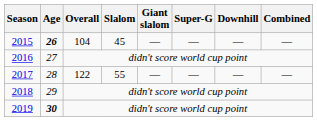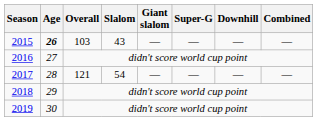(82, 41) 104 -> (82, 41) 103
(120, 41) 45 -> (120, 41) 43
(82, 74) 122 -> (82, 74) 121
(120, 74) 55 -> (120, 74) 54
(52, 108) bold -> (52, 108) normal
